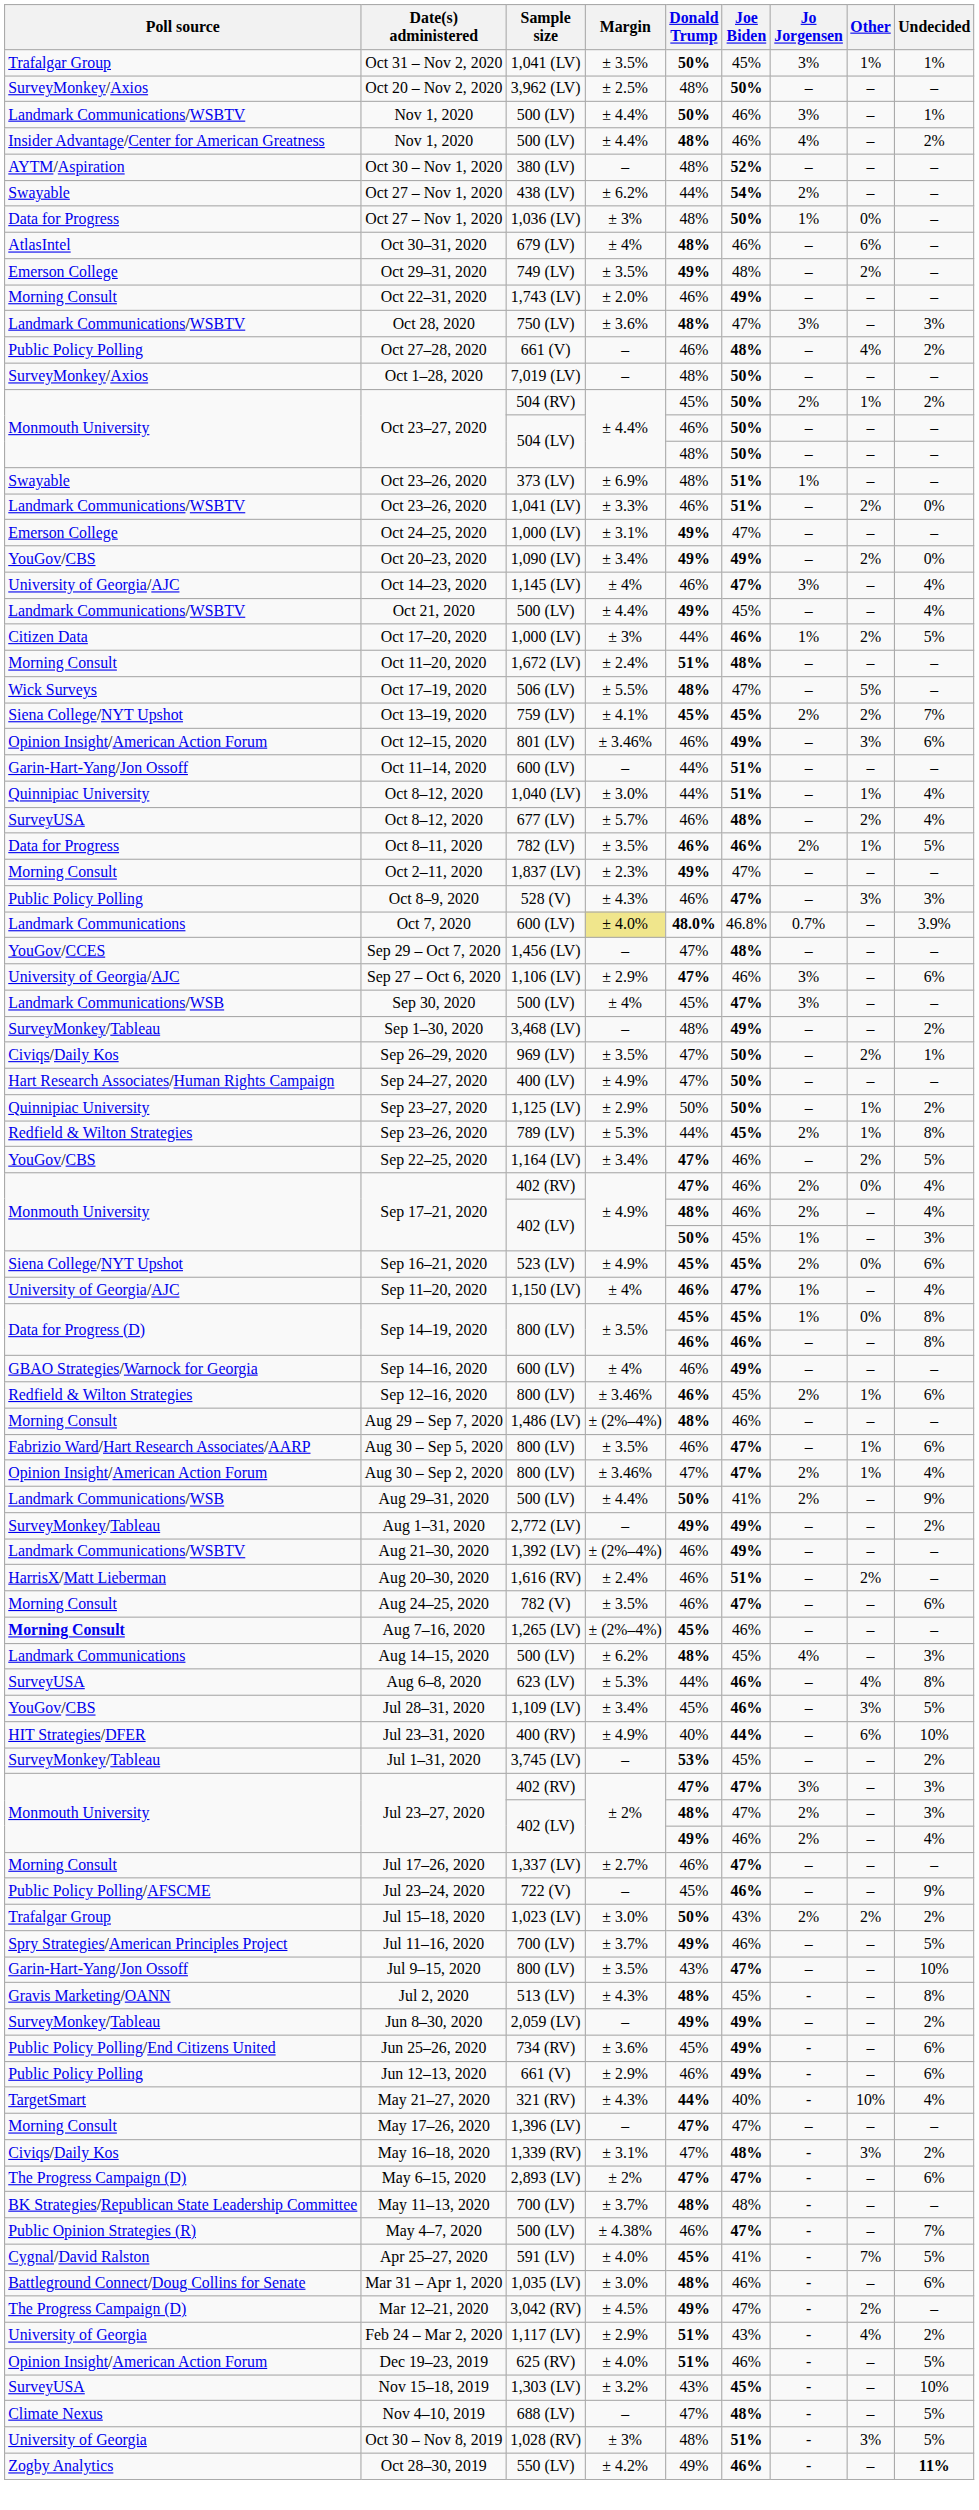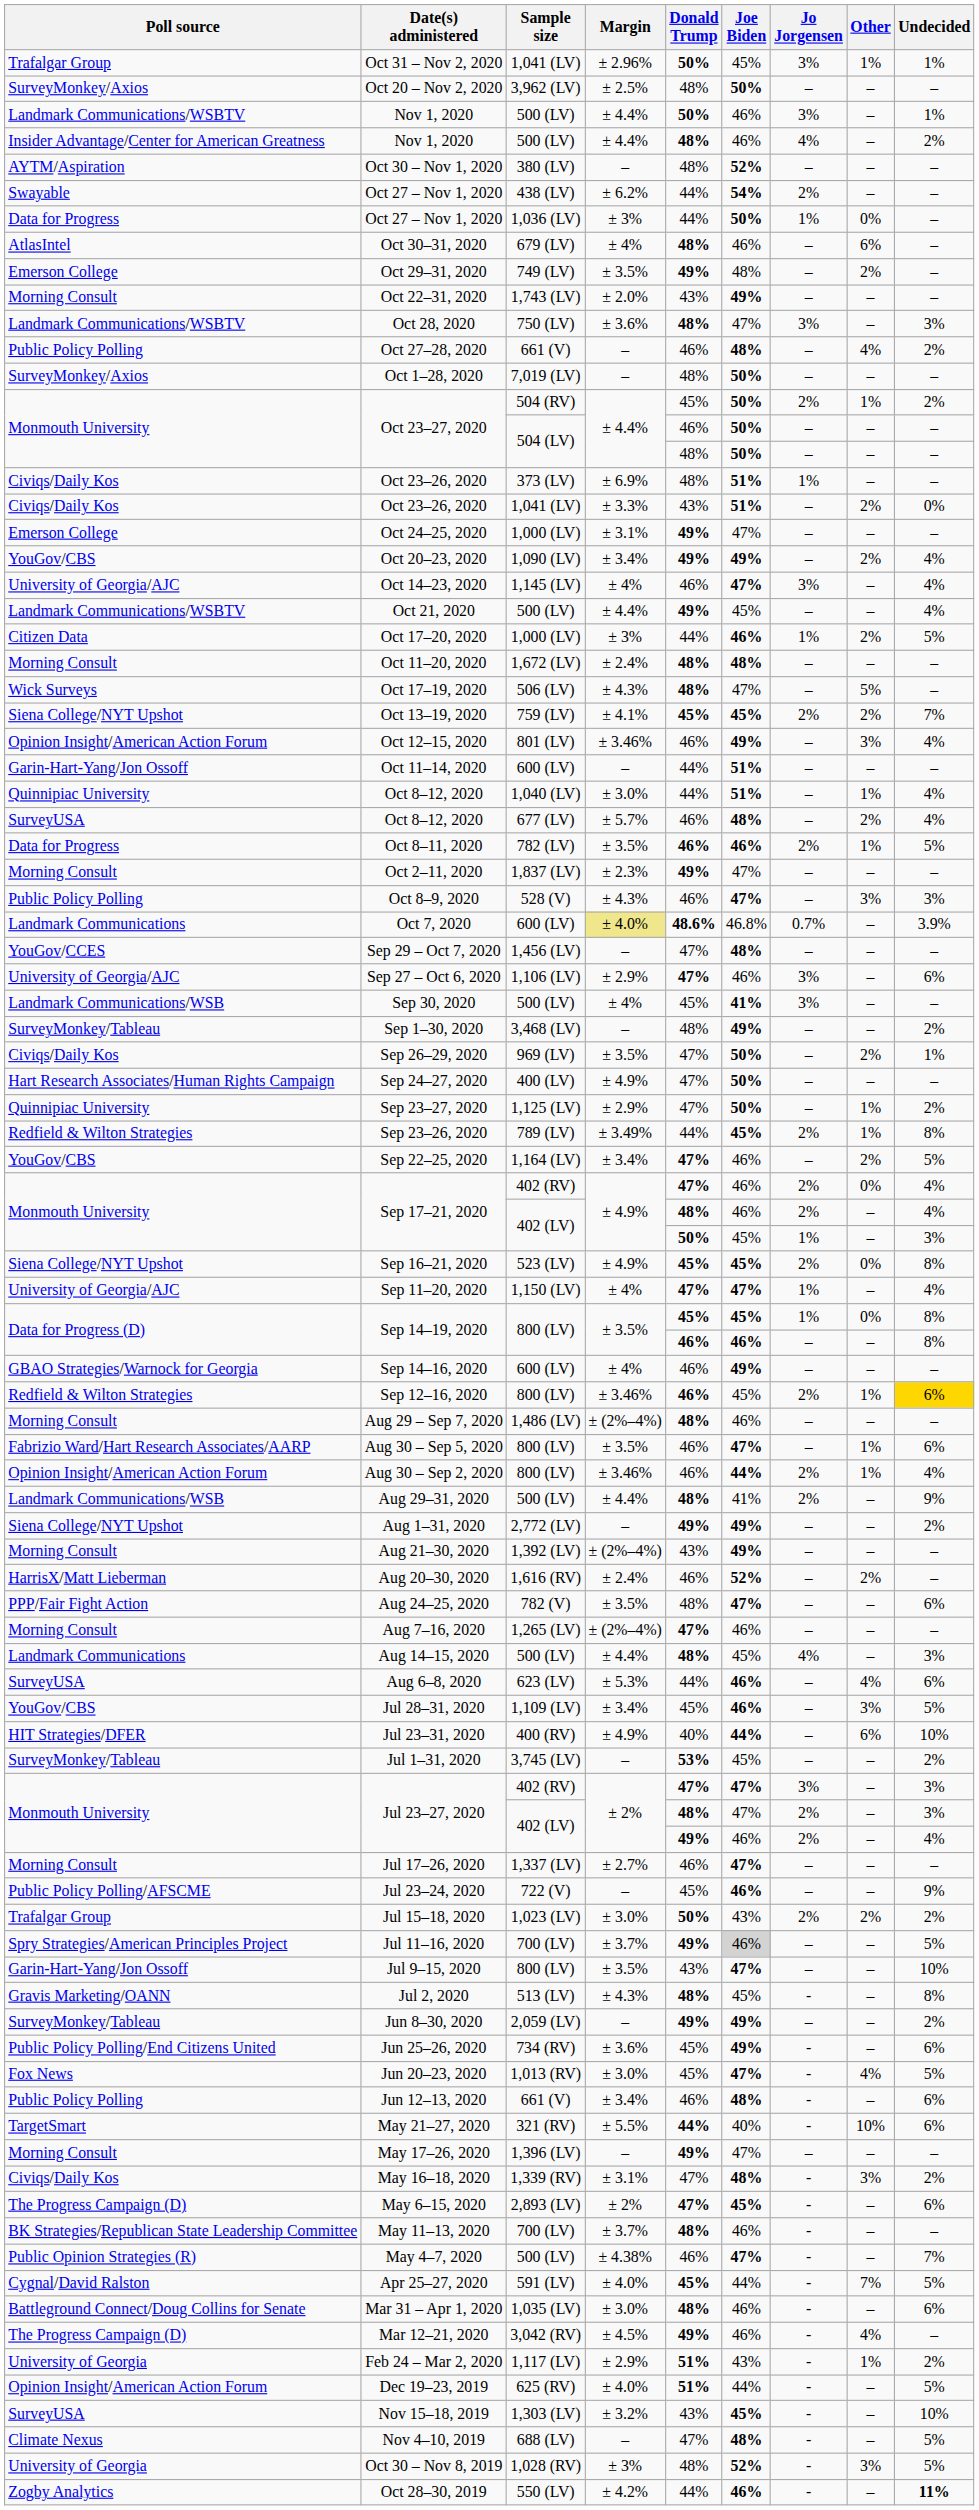(625, 62) ± 3.5% -> (625, 62) ± 2.96%
(694, 219) 48% -> (694, 219) 44%
(694, 297) 46% -> (694, 297) 43%
(39, 480) Swayable -> (63, 480) Civiqs/Daily Kos
(127, 506) Landmark Communications/WSBTV -> (63, 506) Civiqs/Daily Kos
(694, 506) 46% -> (694, 506) 43%
(934, 559) 0% -> (934, 559) 4%
(694, 663) 51% -> (694, 663) 48%
(625, 689) ± 5.5% -> (625, 689) ± 4.3%
(934, 742) 6% -> (934, 742) 4%
(694, 924) 48.0% -> (694, 924) 48.6%
(746, 1003) 47% -> (746, 1003) 41%
(694, 1107) 50% -> (694, 1107) 47%
(625, 1133) ± 5.3% -> (625, 1133) ± 3.49%
(934, 1264) 6% -> (934, 1264) 8%
(694, 1290) 46% -> (694, 1290) 47%
(934, 1395) no background -> (934, 1395) gold background
(694, 1473) 47% -> (694, 1473) 46%
(746, 1473) 47% -> (746, 1473) 44%
(694, 1499) 50% -> (694, 1499) 48%
(84, 1525) SurveyMonkey/Tableau -> (96, 1525) Siena College/NYT Upshot
(127, 1551) Landmark Communications/WSBTV -> (63, 1551) Morning Consult
(694, 1551) 46% -> (694, 1551) 43%
(746, 1578) 51% -> (746, 1578) 52%
(63, 1604) Morning Consult -> (78, 1604) PPP/Fair Fight Action
(694, 1604) 46% -> (694, 1604) 48%
(67, 1630) bold -> (63, 1630) normal
(694, 1630) 45% -> (694, 1630) 47%
(625, 1656) ± 6.2% -> (625, 1656) ± 4.4%
(934, 1682) 8% -> (934, 1682) 6%
(746, 1943) no background -> (746, 1943) lightgrey background
+ row: (434, 2074)
(625, 2074) ± 2.9% -> (625, 2100) ± 3.4%
(746, 2074) 49% -> (746, 2100) 48%
(625, 2100) ± 4.3% -> (625, 2126) ± 5.5%
(934, 2100) 4% -> (934, 2126) 6%
(694, 2126) 47% -> (694, 2152) 49%
(746, 2178) 47% -> (746, 2205) 45%
(746, 2205) 48% -> (746, 2231) 46%
(746, 2257) 41% -> (746, 2283) 44%
(746, 2309) 47% -> (746, 2335) 46%
(871, 2309) 2% -> (871, 2335) 4%
(871, 2335) 4% -> (871, 2361) 1%
(746, 2361) 46% -> (746, 2387) 44%
(746, 2440) 51% -> (746, 2466) 52%
(694, 2466) 49% -> (694, 2492) 44%
